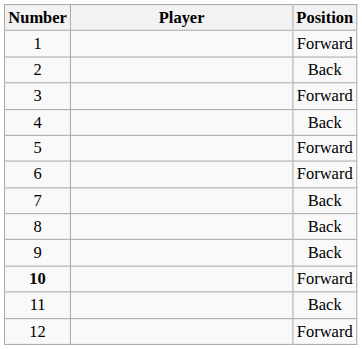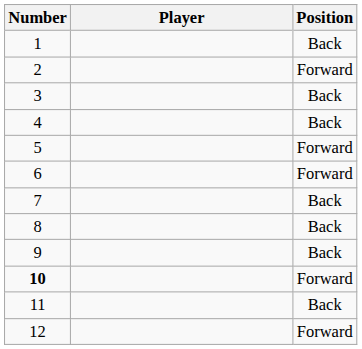(325, 43) Forward -> (325, 43) Back
(325, 69) Back -> (325, 69) Forward
(325, 95) Forward -> (325, 95) Back
